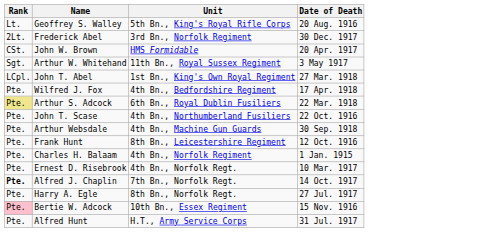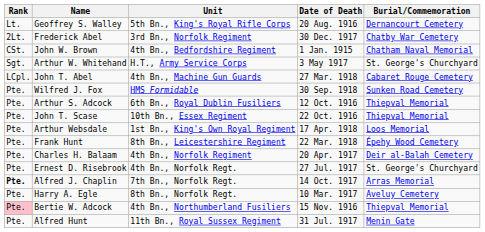+ column: (422, 11)
(164, 50) HMS Formidable -> (203, 50) 4th Bn., Bedfordshire Regiment
(328, 50) 20 Apr. 1917 -> (326, 50) 1 Jan. 1915
(206, 63) 11th Bn., Royal Sussex Regiment -> (189, 63) H.T., Army Service Corps
(213, 77) 1st Bn., King's Own Royal Regiment -> (196, 77) 4th Bn., Machine Gun Guards
(203, 90) 4th Bn., Bedfordshire Regiment -> (164, 90) HMS Formidable
(328, 90) 17 Apr. 1918 -> (328, 90) 30 Sep. 1918
(16, 103) khaki background -> (16, 103) no background
(328, 103) 22 Mar. 1918 -> (328, 103) 12 Oct. 1916
(210, 116) 4th Bn., Northumberland Fusiliers -> (189, 116) 10th Bn., Essex Regiment
(196, 129) 4th Bn., Machine Gun Guards -> (213, 129) 1st Bn., King's Own Royal Regiment
(328, 129) 30 Sep. 1918 -> (328, 129) 17 Apr. 1918
(328, 142) 12 Oct. 1916 -> (328, 142) 22 Mar. 1918
(326, 155) 1 Jan. 1915 -> (328, 155) 20 Apr. 1917
(328, 169) 10 Mar. 1917 -> (328, 169) 27 Jul. 1917
(328, 195) 27 Jul. 1917 -> (328, 195) 10 Mar. 1917
(189, 208) 10th Bn., Essex Regiment -> (210, 208) 4th Bn., Northumberland Fusiliers
(189, 221) H.T., Army Service Corps -> (206, 221) 11th Bn., Royal Sussex Regiment
